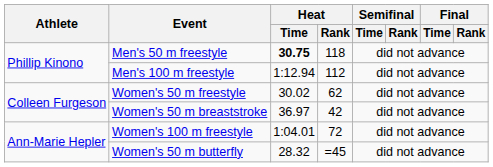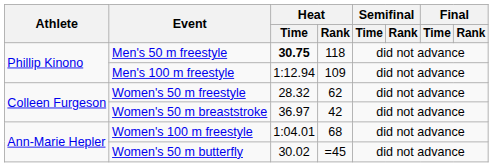(335, 73) 112 -> (335, 73) 109
(294, 93) 30.02 -> (294, 93) 28.32
(335, 132) 72 -> (335, 132) 68
(294, 152) 28.32 -> (294, 152) 30.02
